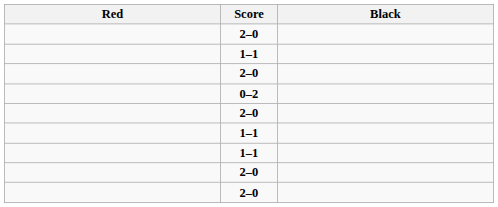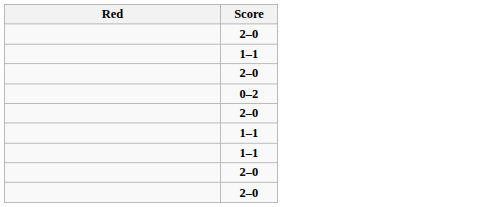- column: (385, 14)
